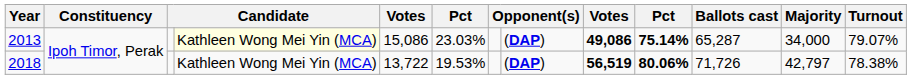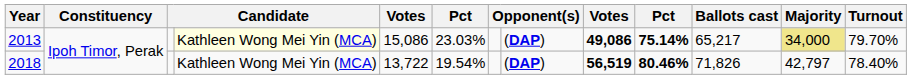(718, 39) 65,287 -> (718, 39) 65,217
(807, 39) no background -> (807, 39) khaki background
(873, 39) 79.07% -> (873, 39) 79.70%
(460, 63) 19.53% -> (460, 63) 19.54%
(664, 63) 80.06% -> (664, 63) 80.46%
(718, 63) 71,726 -> (718, 63) 71,826
(873, 63) 78.38% -> (873, 63) 78.40%
